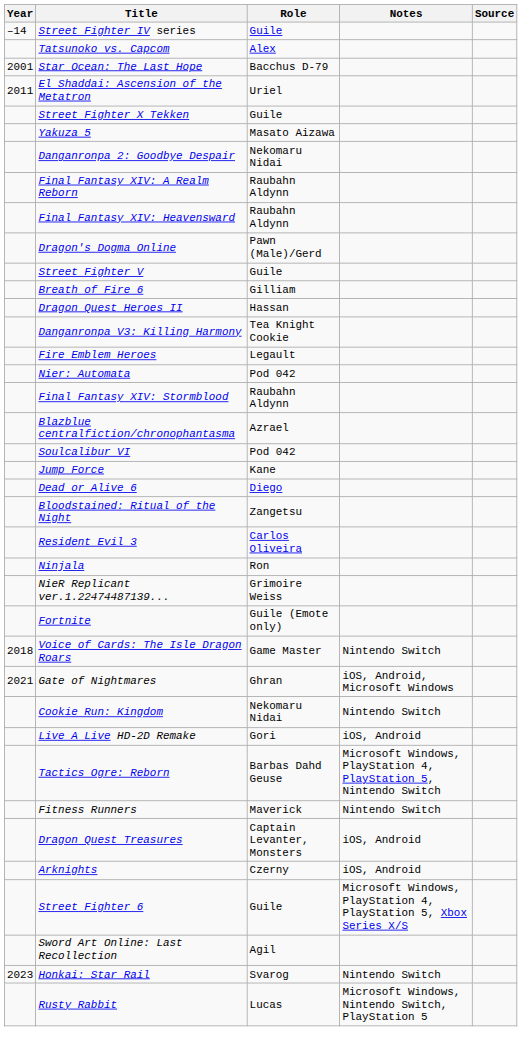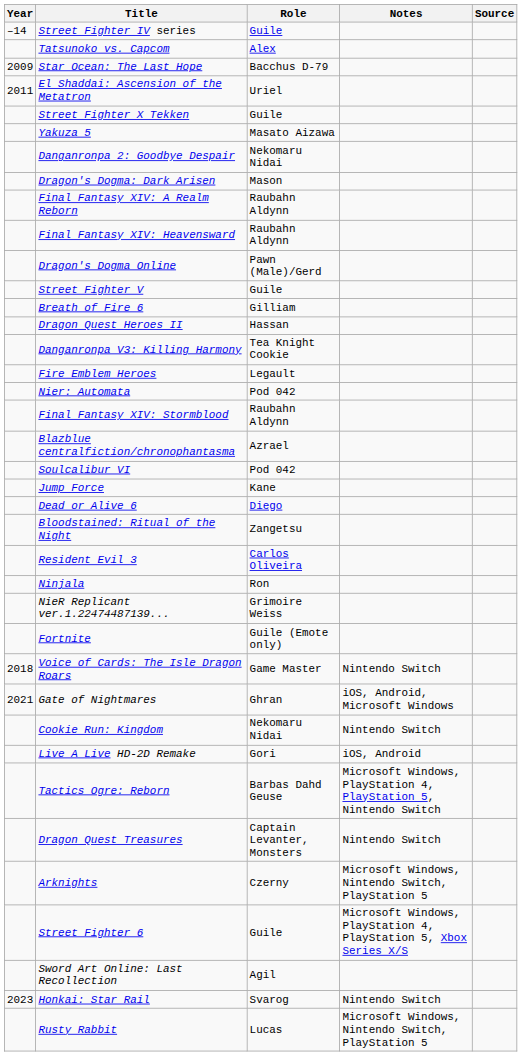(20, 67) 2001 -> (20, 67) 2009
+ row: (127, 181)
- row: (88, 810)
(382, 840) iOS, Android -> (392, 840) Nintendo Switch
(382, 870) iOS, Android -> (401, 883) Microsoft Windows, Nintendo Switch, PlayStation 5
